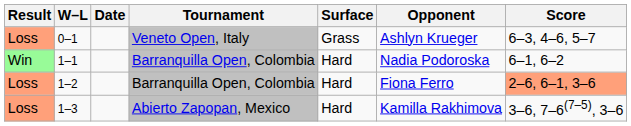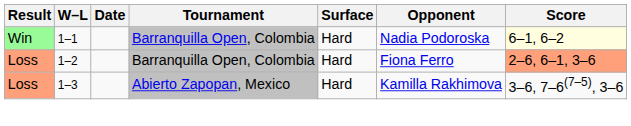- row: (68, 39)
(536, 60) no background -> (536, 38) lightyellow background
